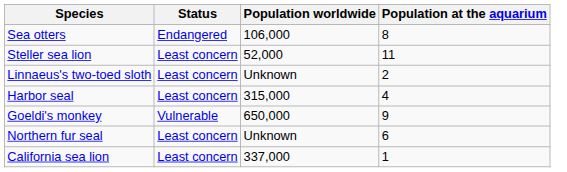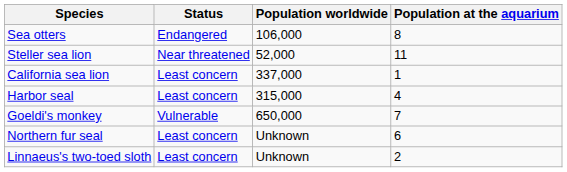(198, 55) Least concern -> (204, 55) Near threatened
rows swapped: (58, 156) <-> (79, 75)
(385, 116) 9 -> (397, 116) 7
